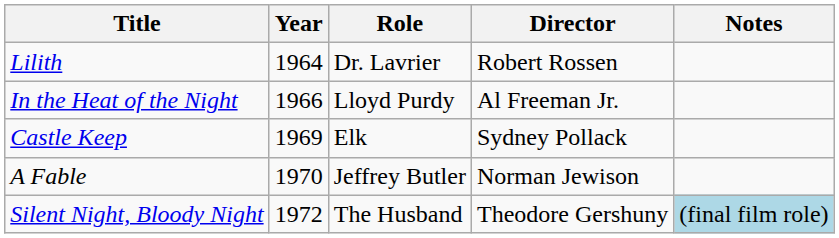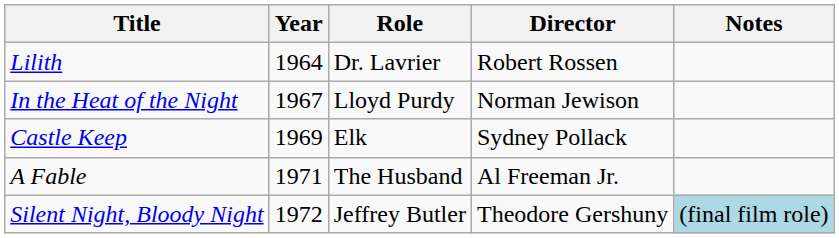(299, 99) 1966 -> (299, 99) 1967
(548, 99) Al Freeman Jr. -> (558, 99) Norman Jewison
(299, 175) 1970 -> (299, 175) 1971
(400, 175) Jeffrey Butler -> (398, 175) The Husband
(558, 175) Norman Jewison -> (548, 175) Al Freeman Jr.
(398, 213) The Husband -> (400, 213) Jeffrey Butler
